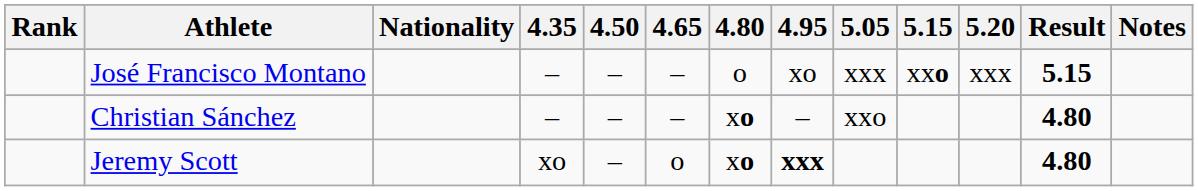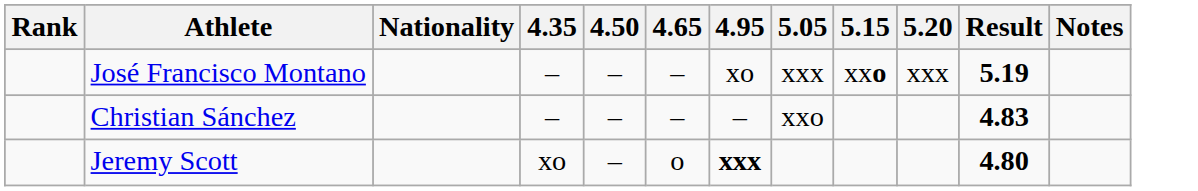- column: (740, 26)
(1067, 71) 5.15 -> (1004, 71) 5.19
(1067, 116) 4.80 -> (1004, 116) 4.83
